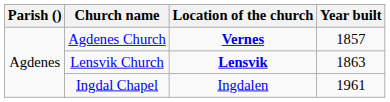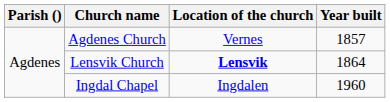(243, 39) bold -> (243, 39) normal
(351, 62) 1863 -> (351, 62) 1864
(351, 85) 1961 -> (351, 85) 1960
